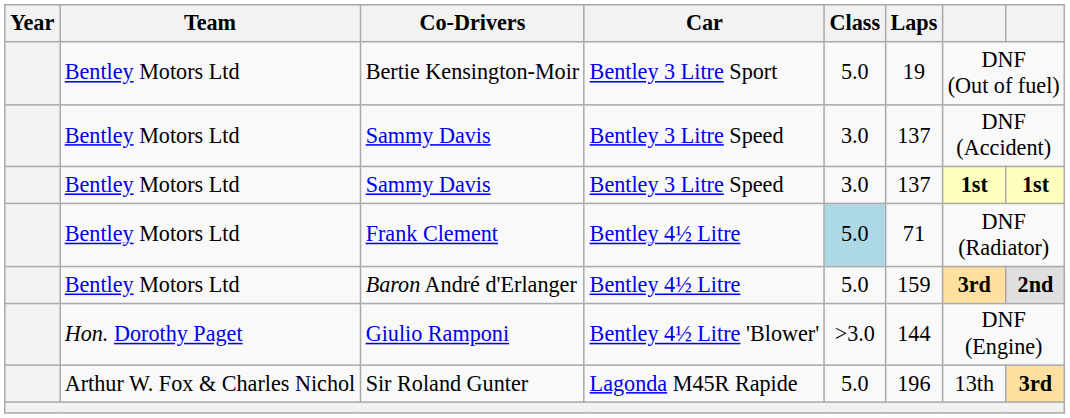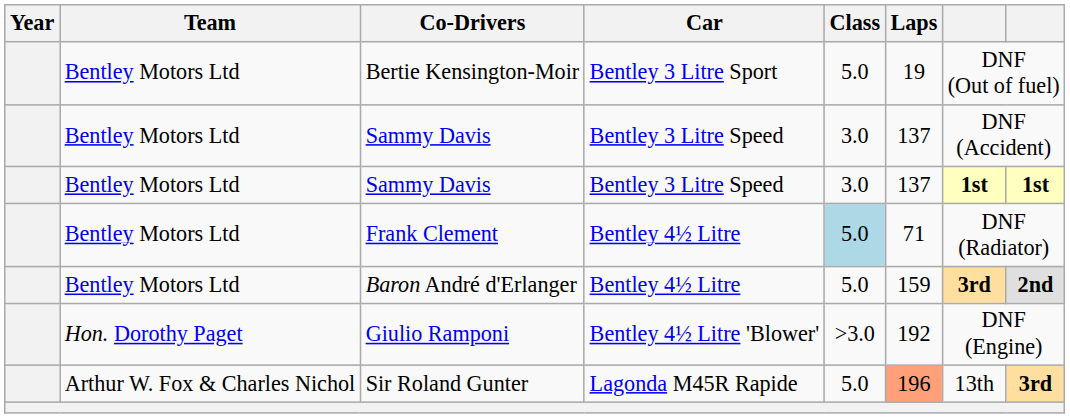(914, 334) 144 -> (914, 334) 192
(914, 383) no background -> (914, 383) lightsalmon background
